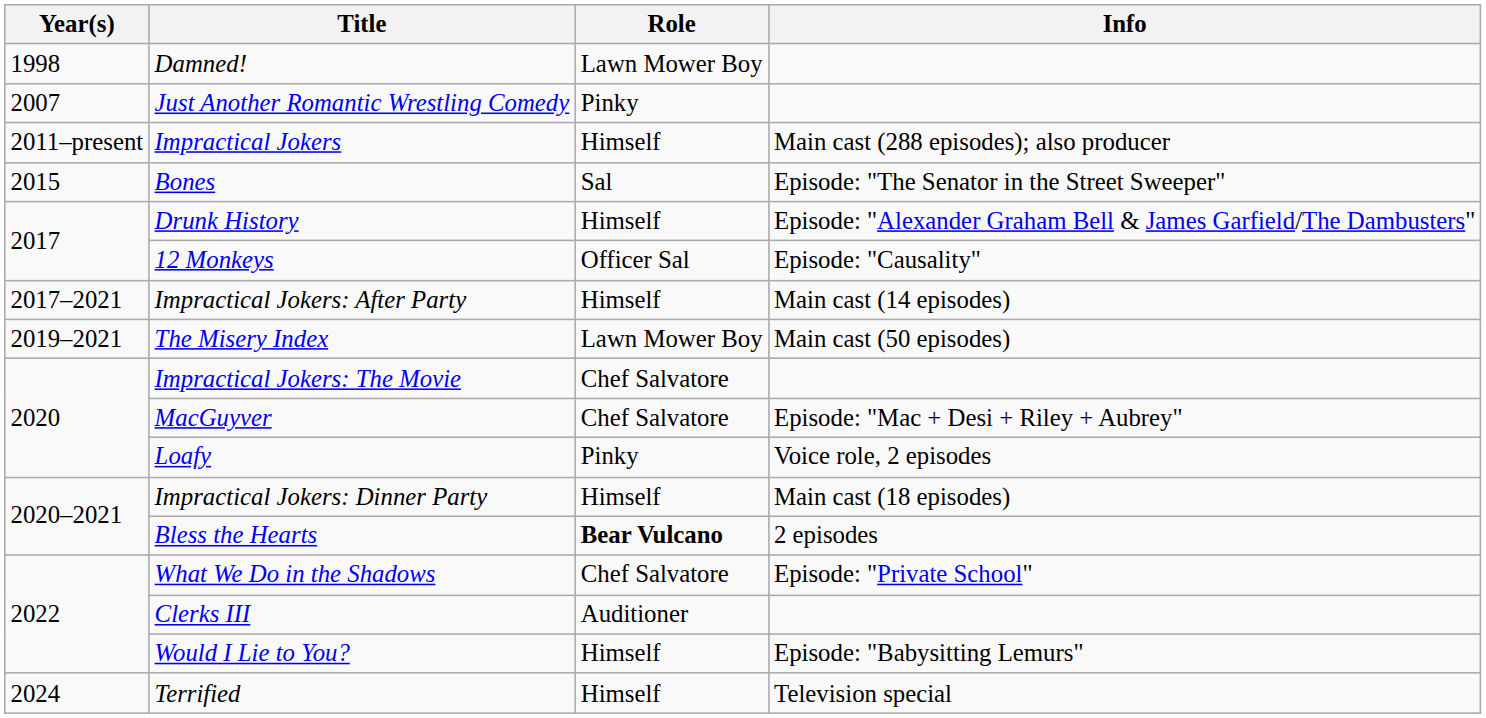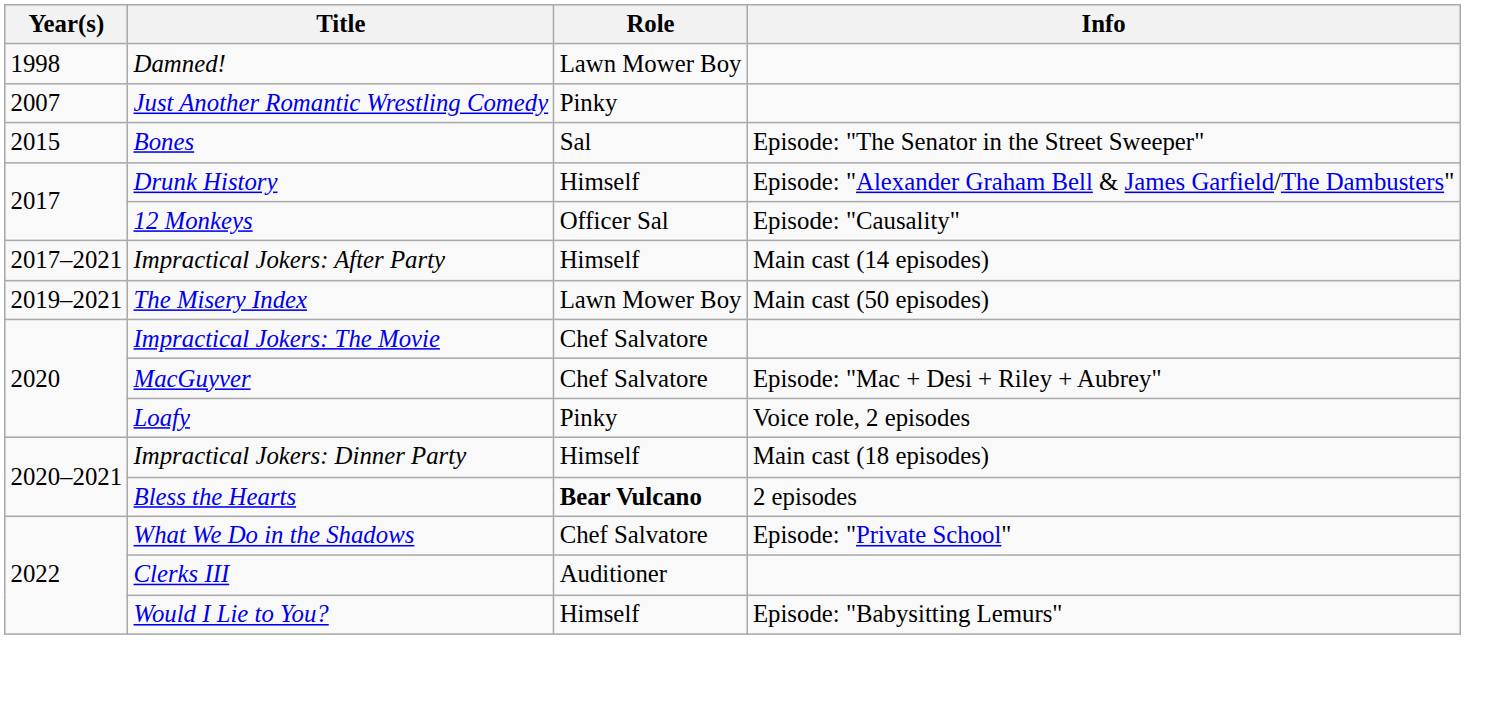- row: (248, 142)
- row: (198, 692)
